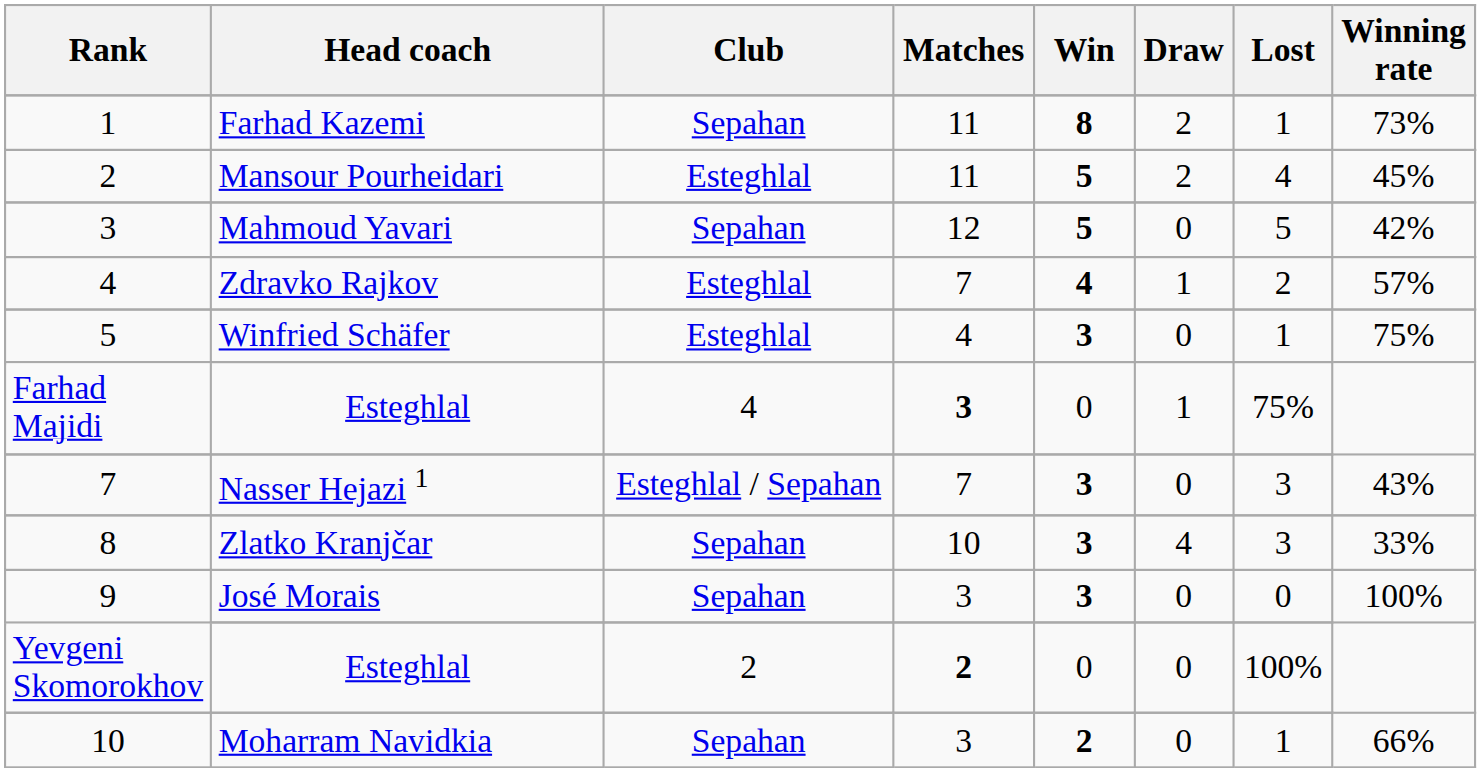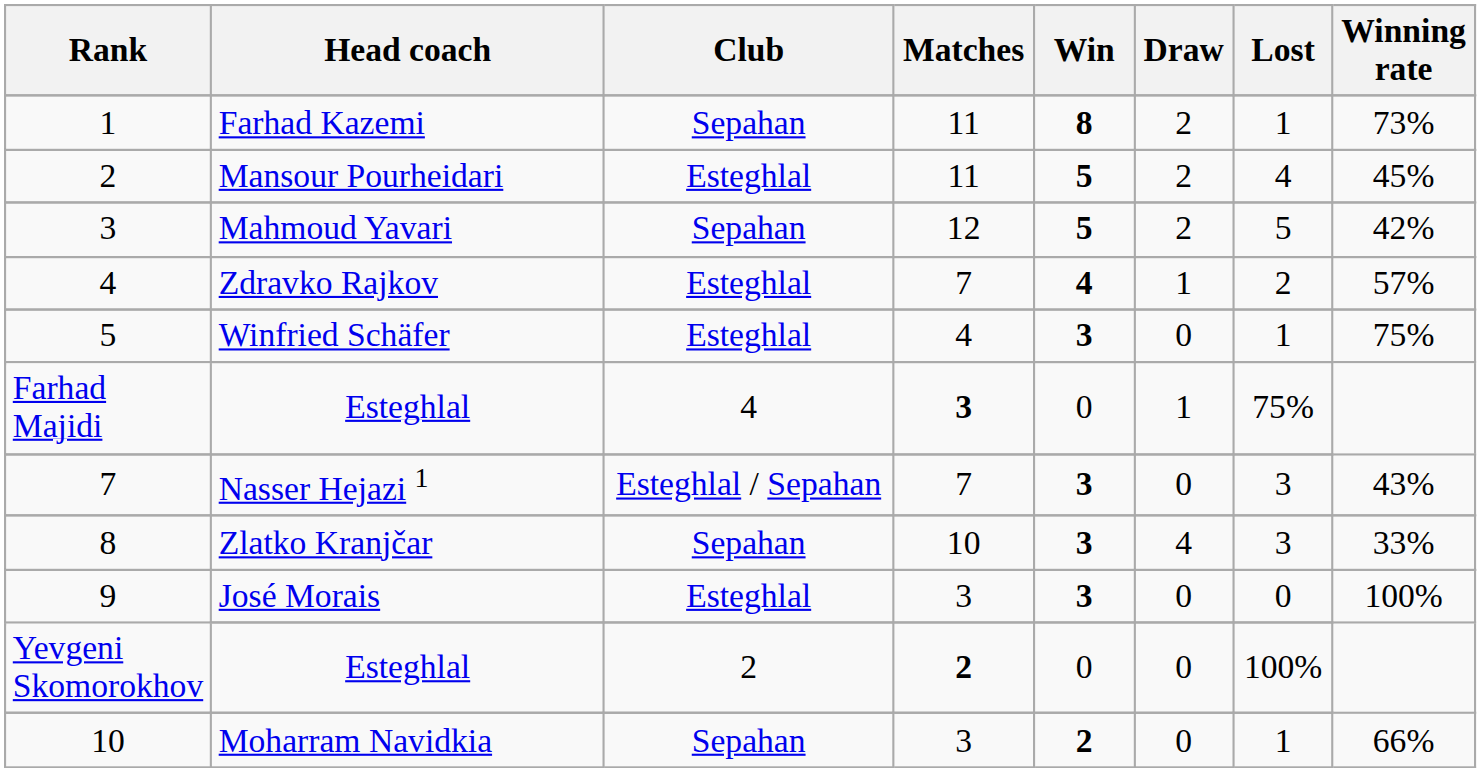(1184, 228) 0 -> (1184, 228) 2
(749, 595) Sepahan -> (749, 595) Esteghlal
